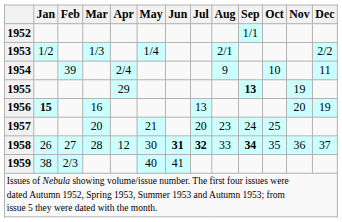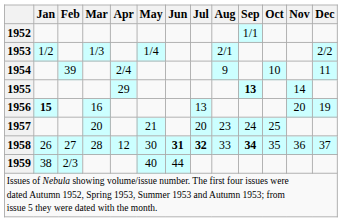(299, 89) 19 -> (299, 89) 14
(178, 163) 41 -> (178, 163) 44
